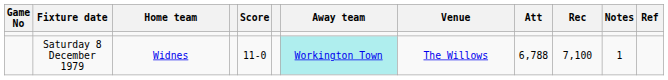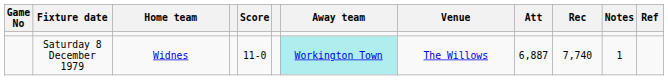(534, 55) 6,788 -> (534, 55) 6,887
(578, 55) 7,100 -> (578, 55) 7,740
